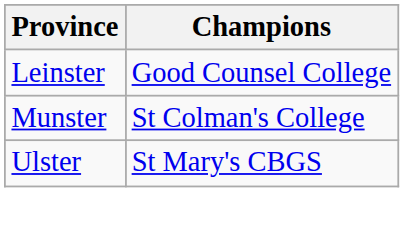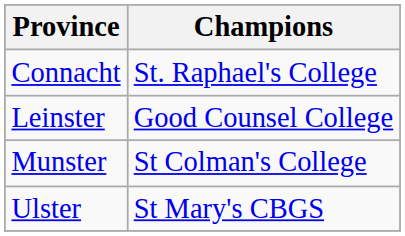+ row: (66, 72)
